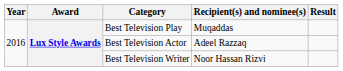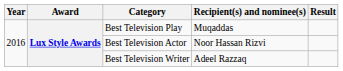(220, 43) Adeel Razzaq -> (230, 43) Noor Hassan Rizvi
(230, 59) Noor Hassan Rizvi -> (220, 59) Adeel Razzaq
